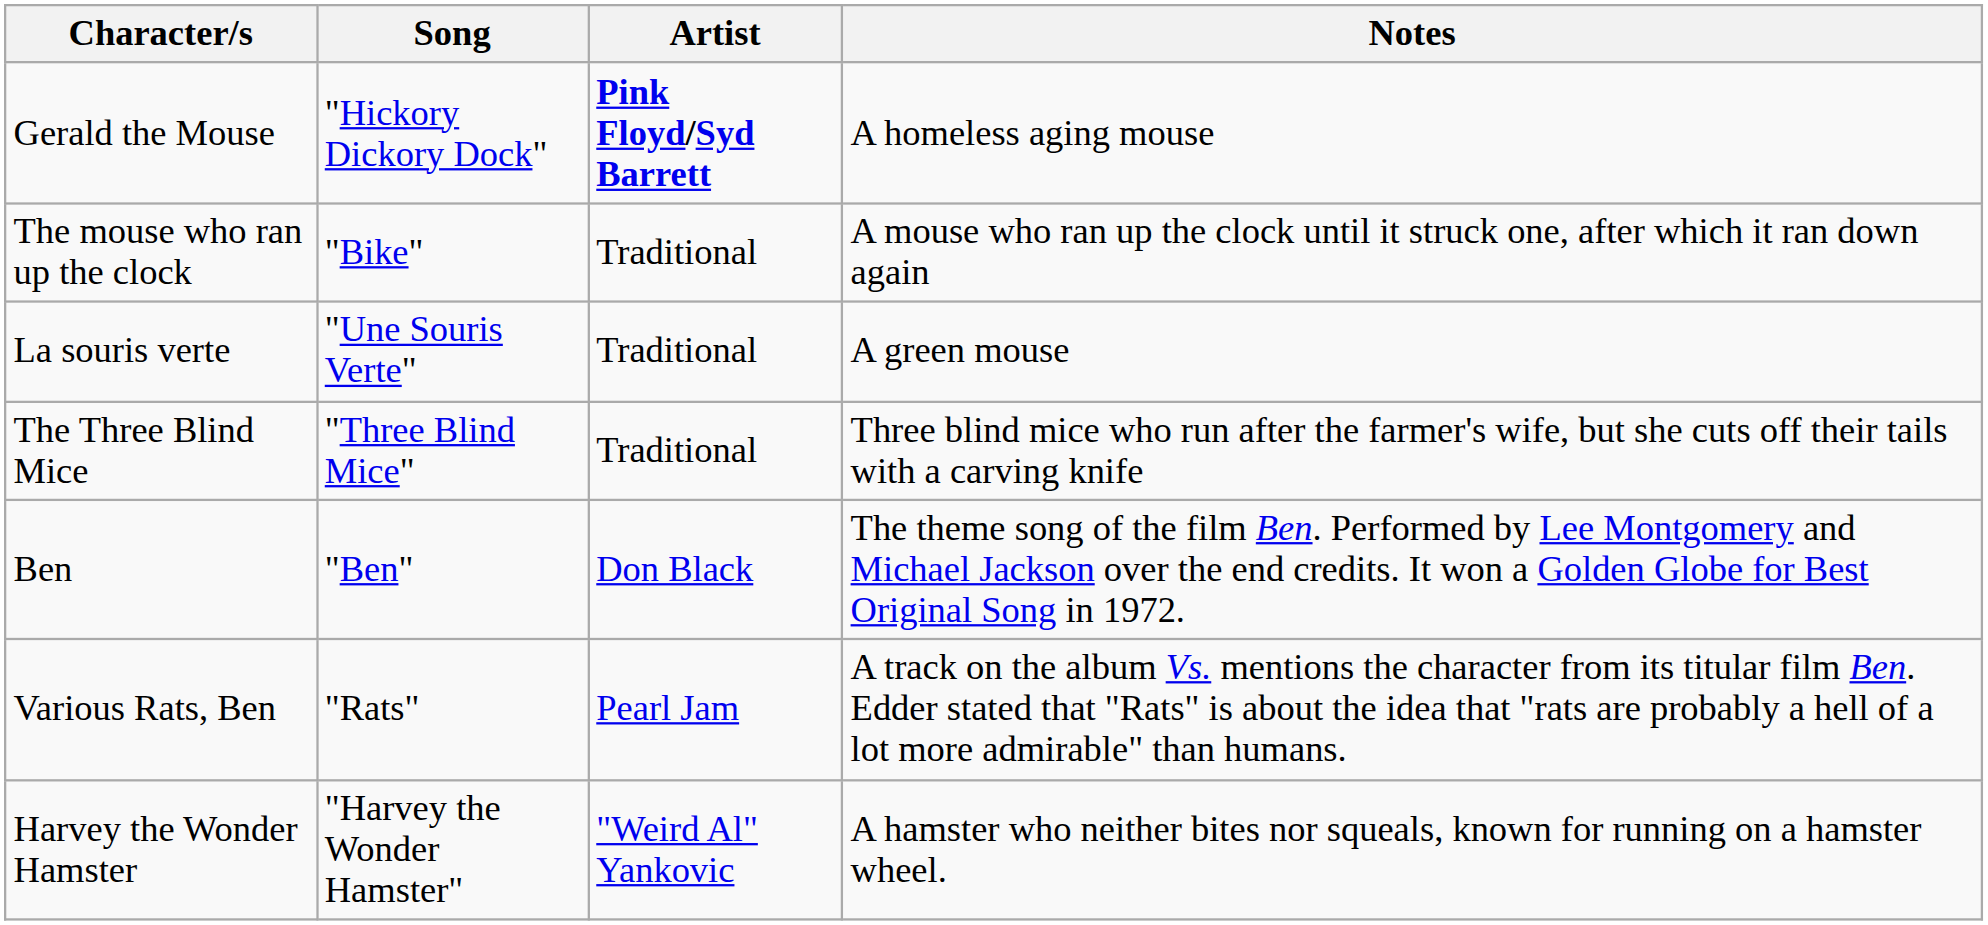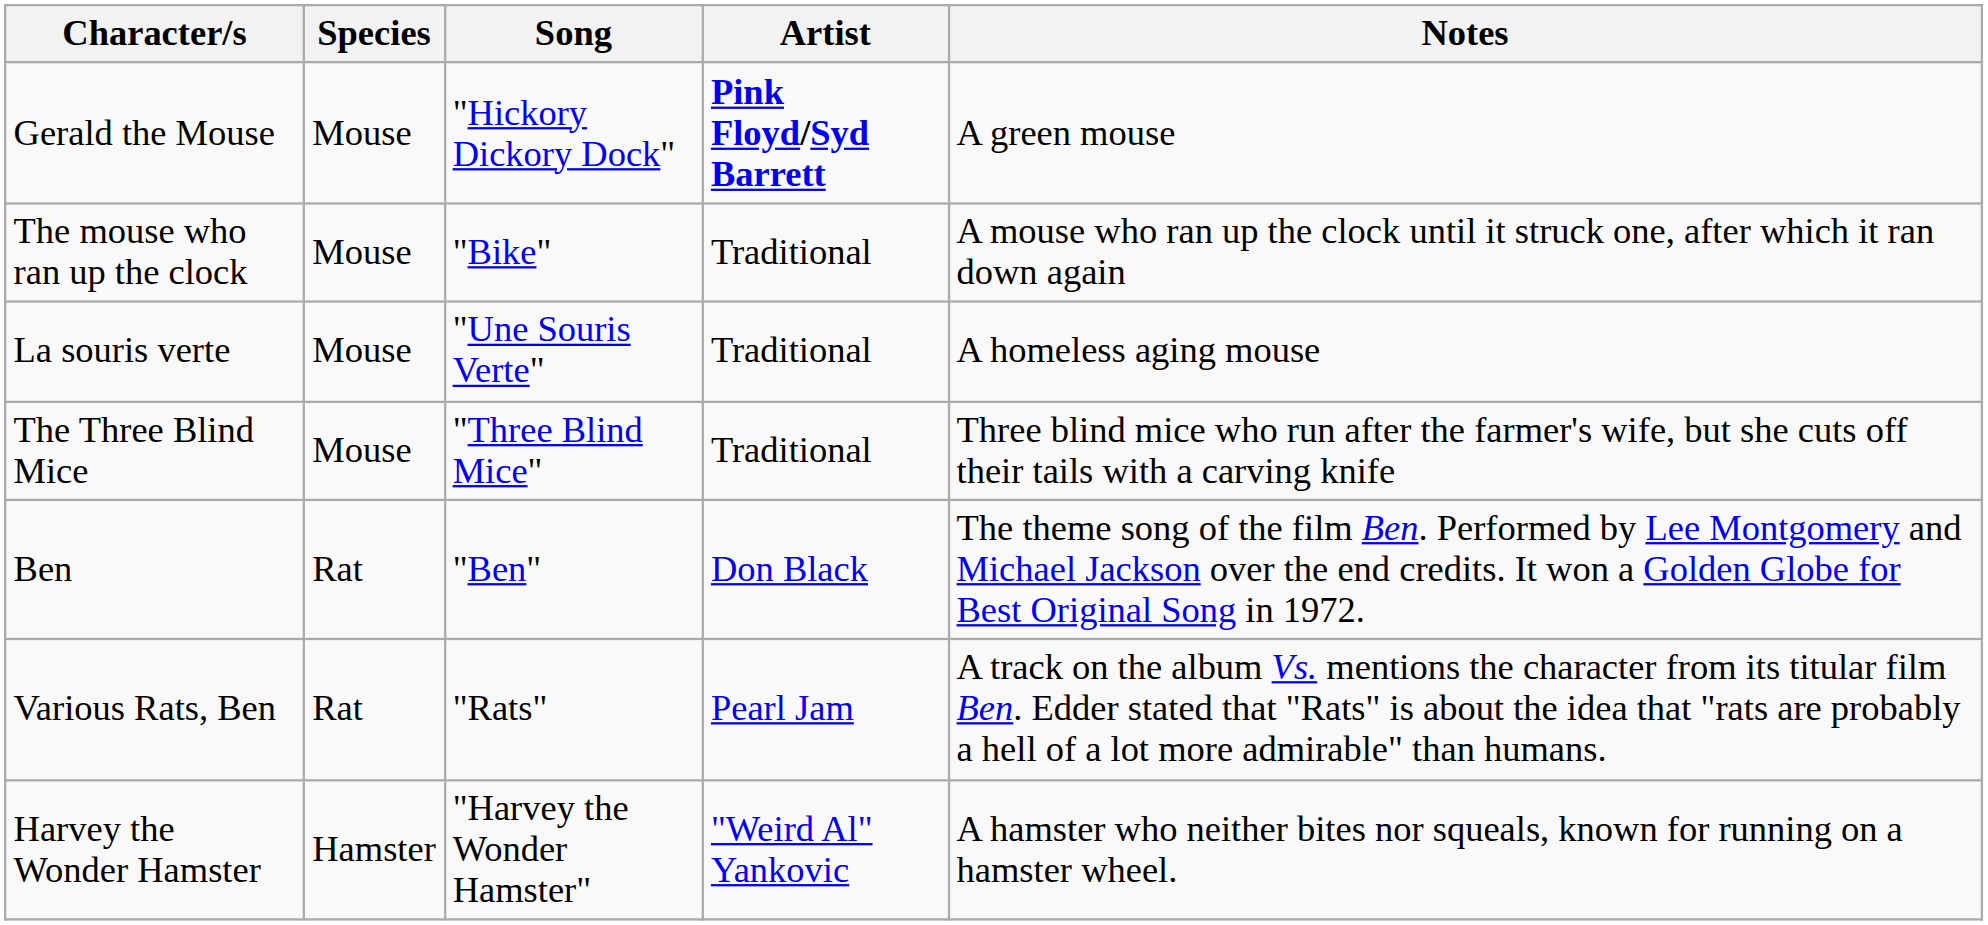+ column: (374, 33)
(1032, 132) A homeless aging mouse -> (1066, 132) A green mouse
(960, 350) A green mouse -> (1138, 350) A homeless aging mouse
